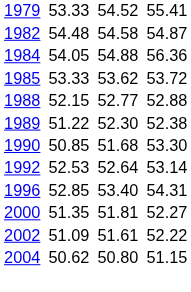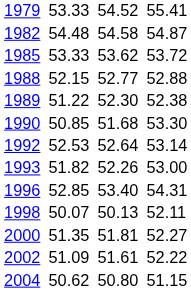- row: (22, 56)
+ row: (22, 168)
+ row: (22, 213)
